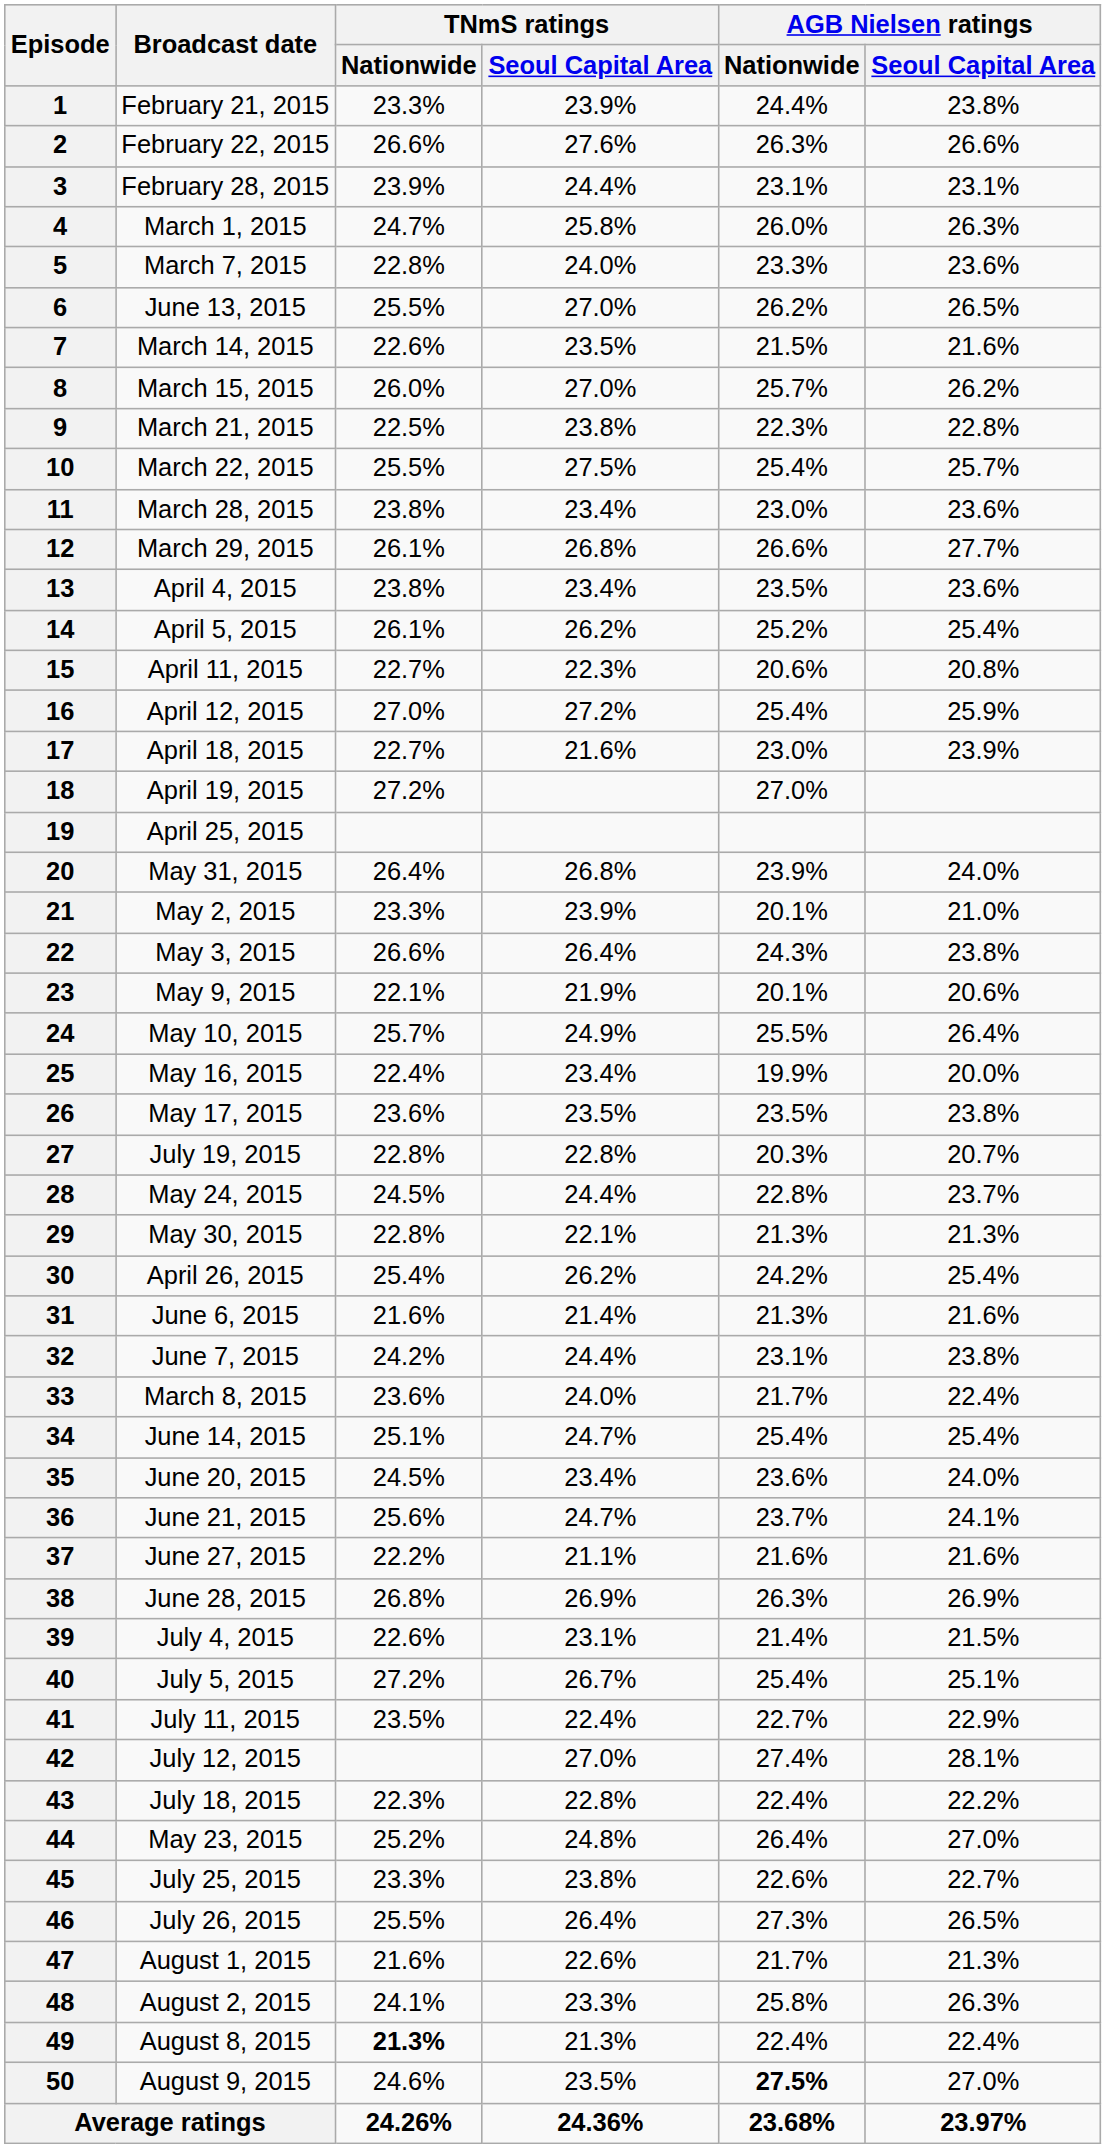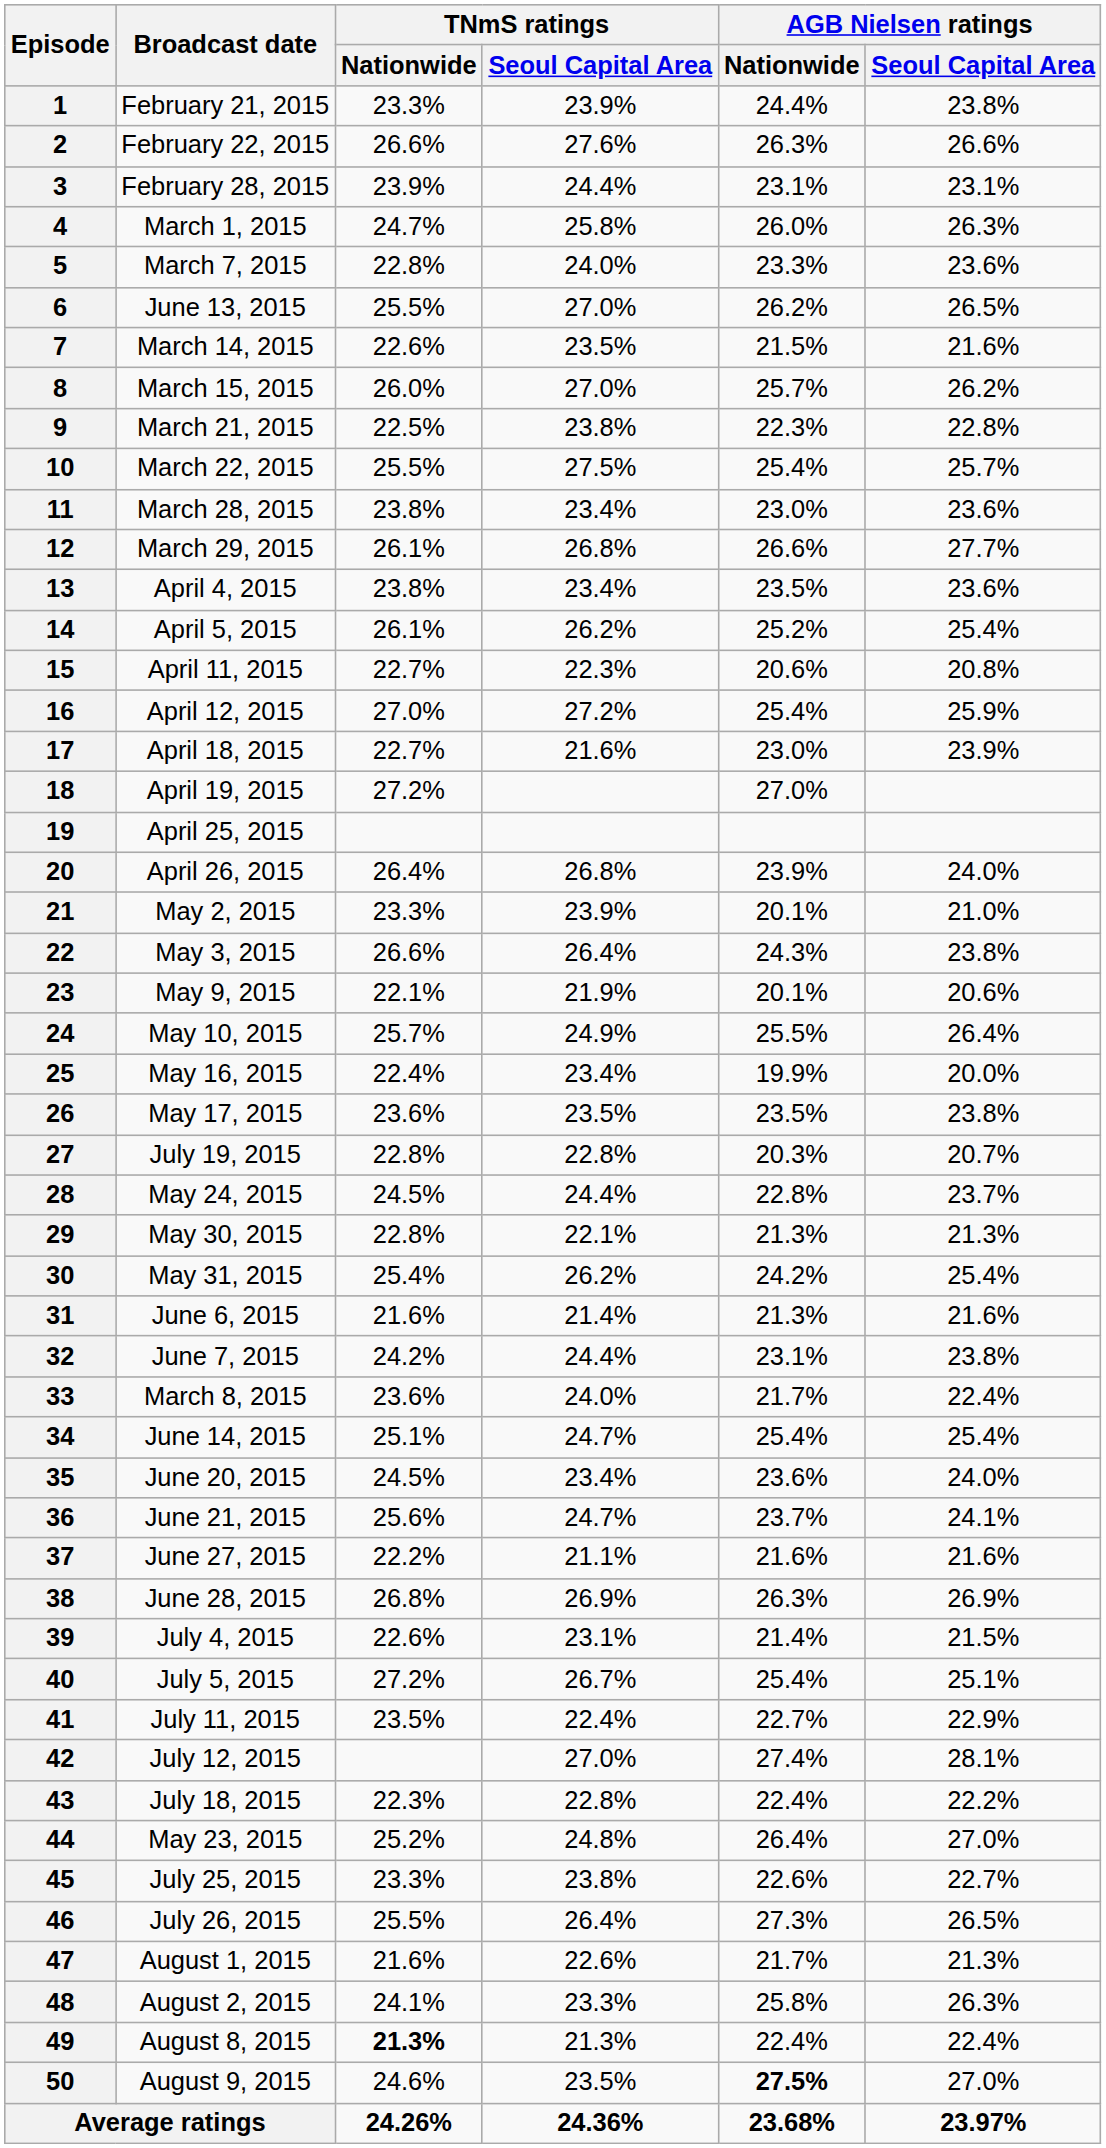(225, 871) May 31, 2015 -> (225, 871) April 26, 2015
(225, 1275) April 26, 2015 -> (225, 1275) May 31, 2015
